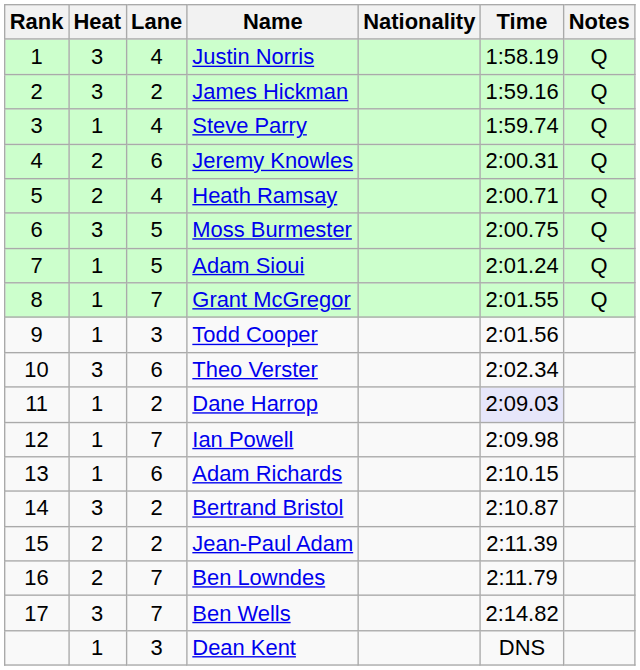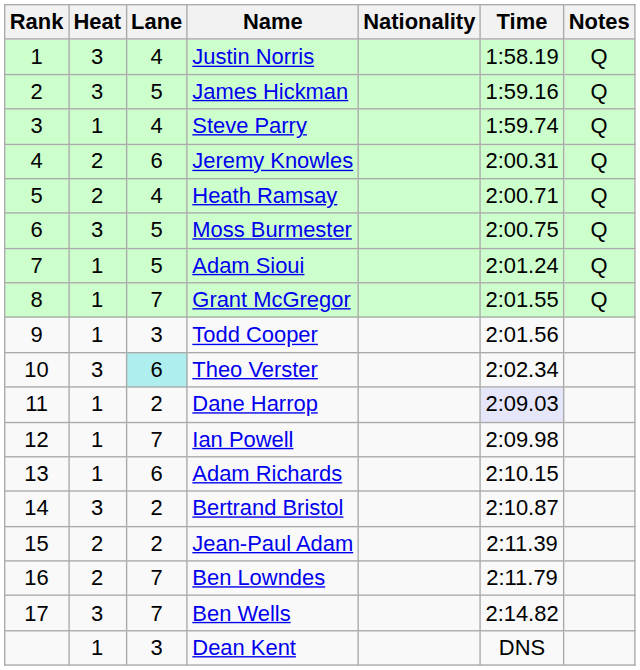(157, 91) 2 -> (157, 91) 5
(157, 369) no background -> (157, 369) paleturquoise background
